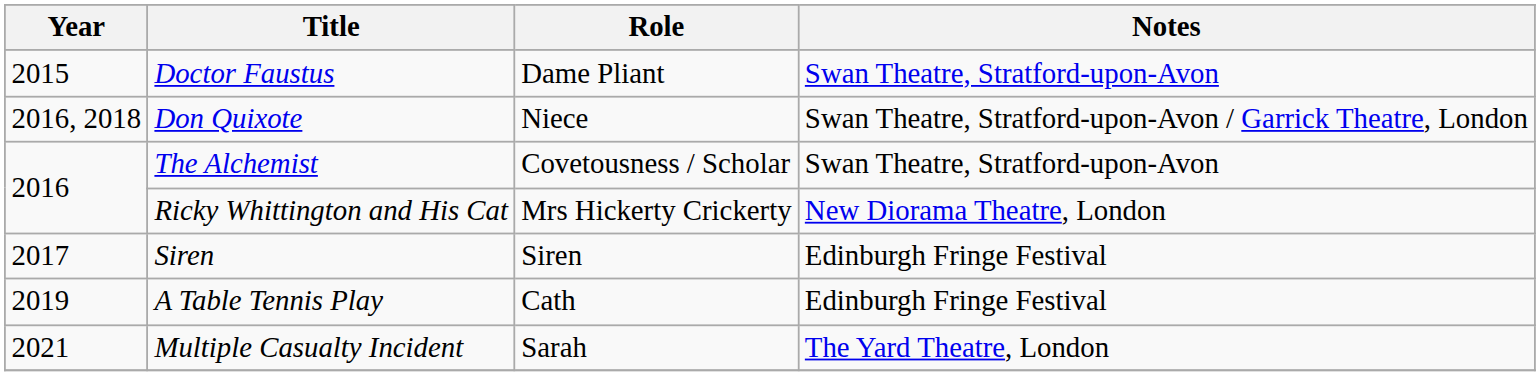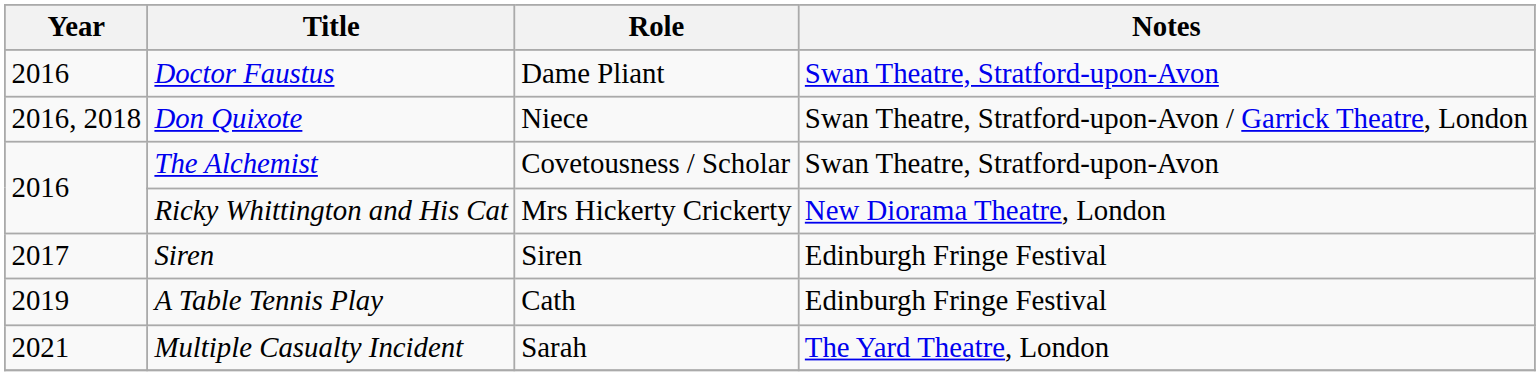(40, 73) 2015 -> (40, 73) 2016
